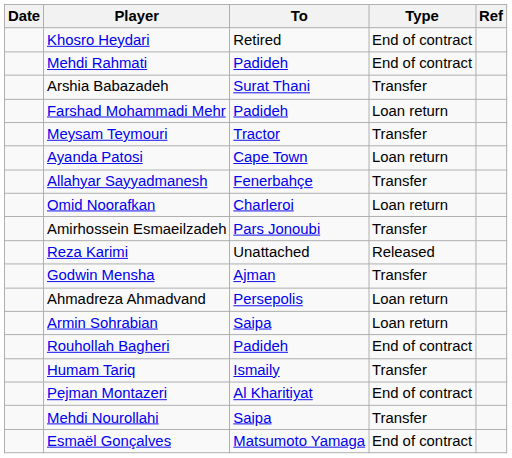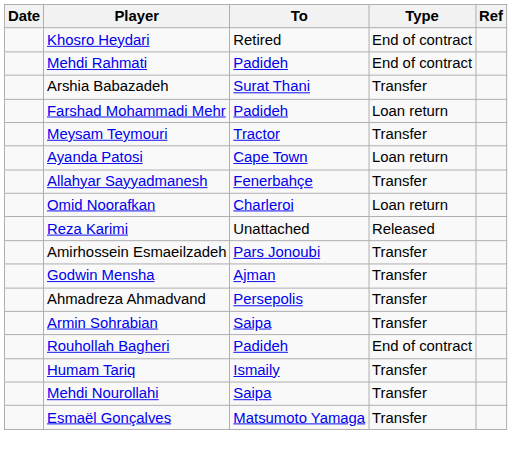rows swapped: (137, 228) <-> (88, 252)
(410, 299) Loan return -> (399, 299) Transfer
(410, 323) Loan return -> (399, 323) Transfer
- row: (107, 393)
(422, 441) End of contract -> (399, 417) Transfer
